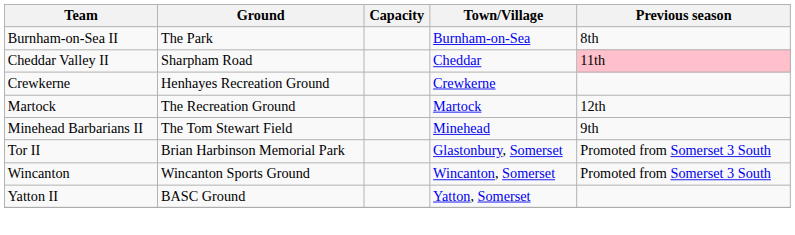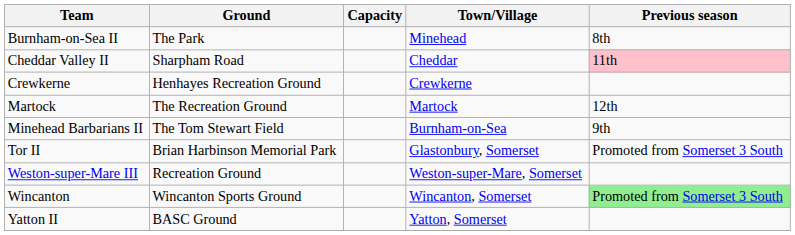(482, 38) Burnham-on-Sea -> (438, 38) Minehead
(462, 128) Minehead -> (458, 128) Burnham-on-Sea
+ row: (73, 173)
(676, 173) no background -> (688, 196) lightgreen background
